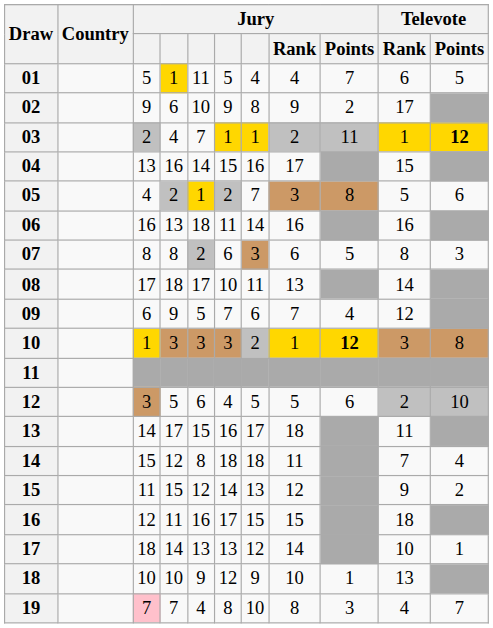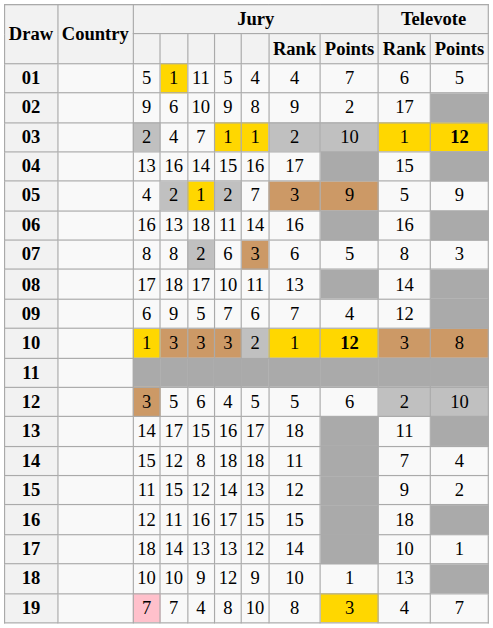(350, 136) 11 -> (350, 136) 10
(350, 195) 8 -> (350, 195) 9
(459, 195) 6 -> (459, 195) 9
(350, 607) no background -> (350, 607) gold background
